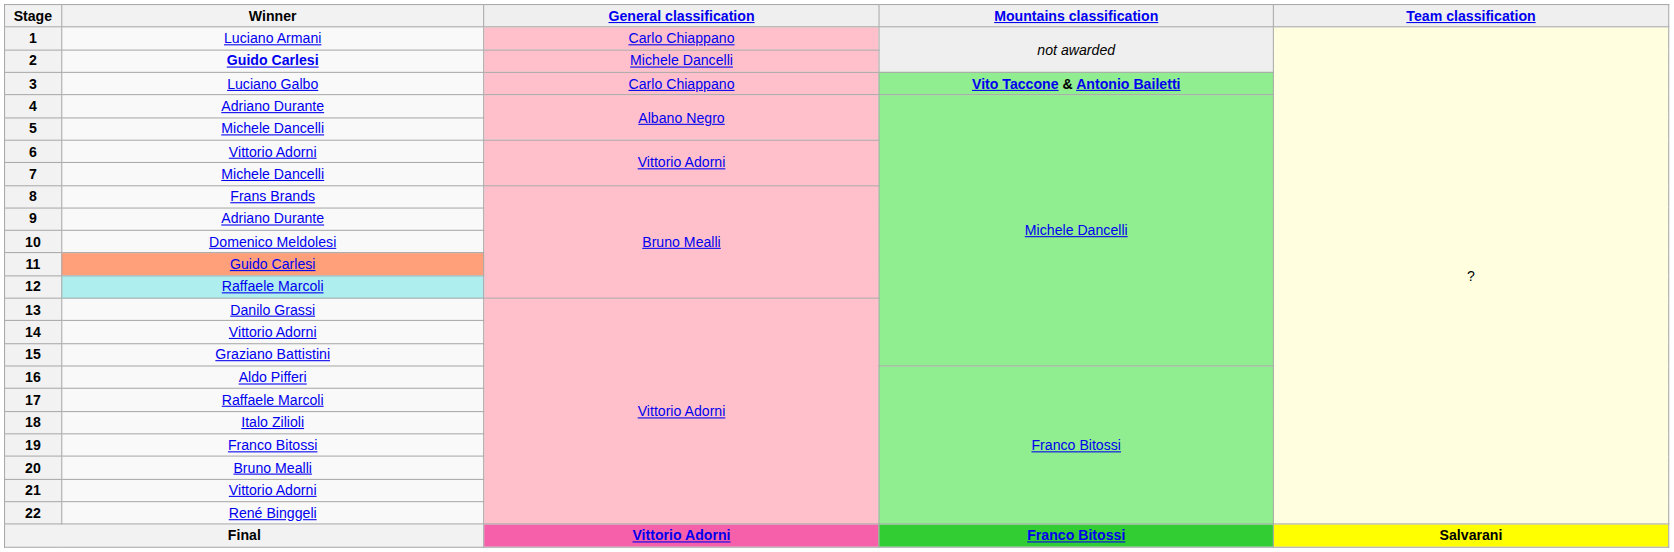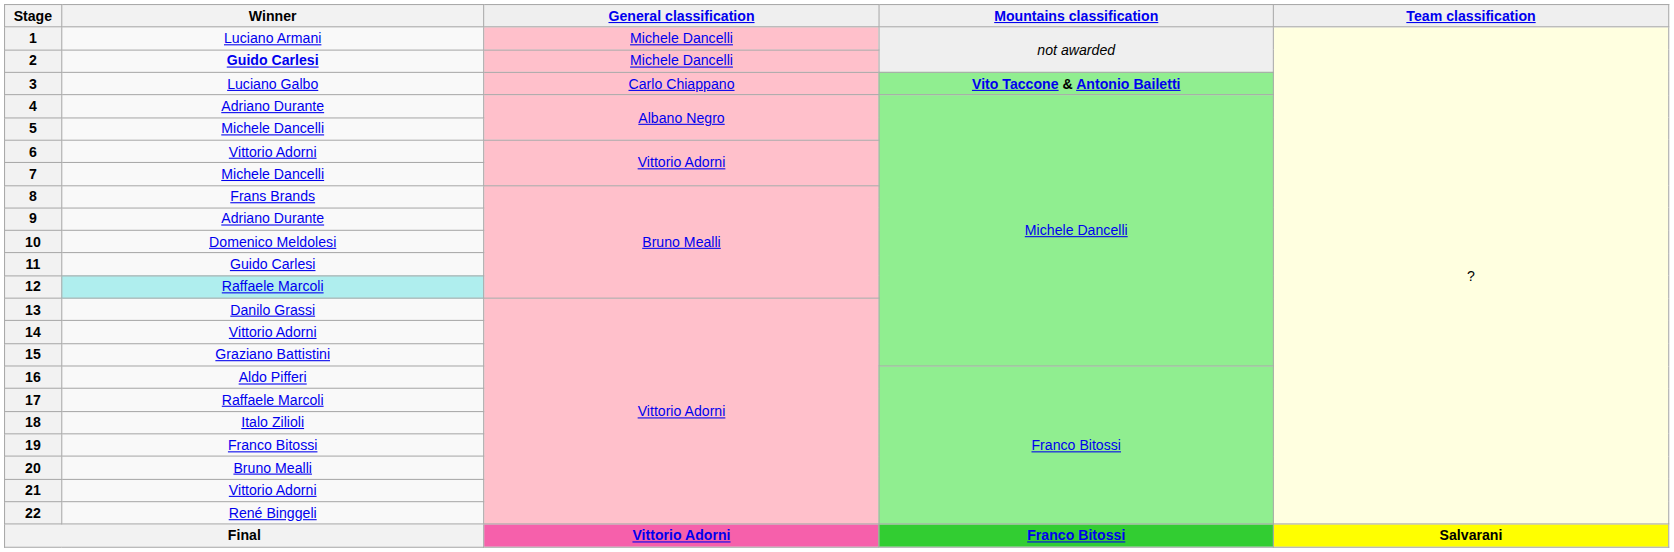(682, 39) Carlo Chiappano -> (682, 39) Michele Dancelli
(273, 265) lightsalmon background -> (273, 265) no background
